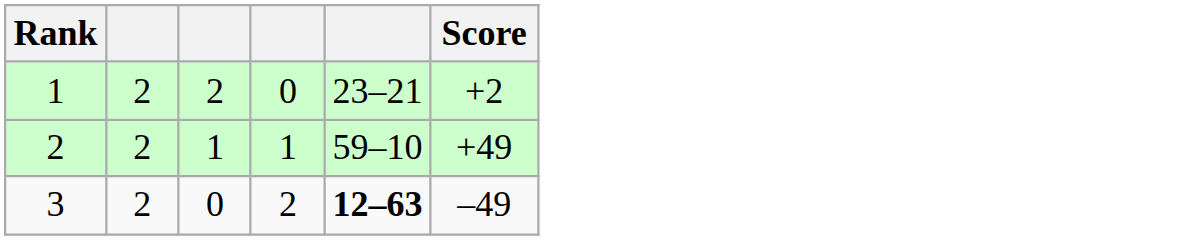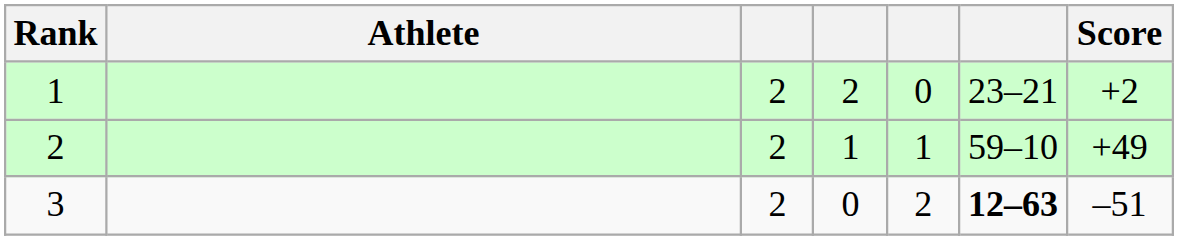+ column: (423, 33)
(484, 204) –49 -> (1120, 204) –51
